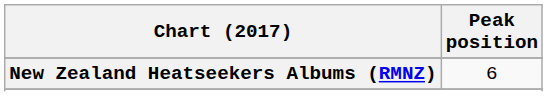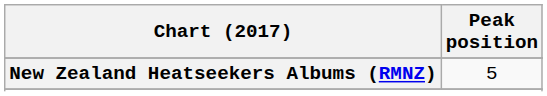(492, 74) 6 -> (492, 74) 5
